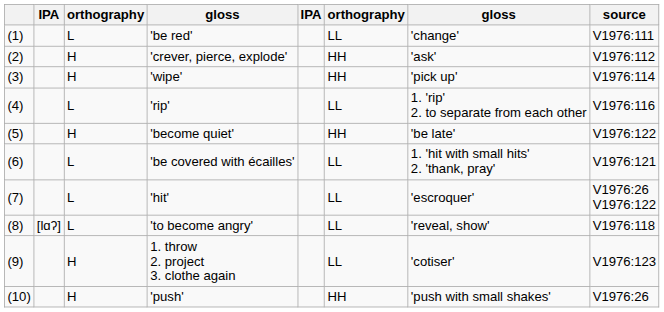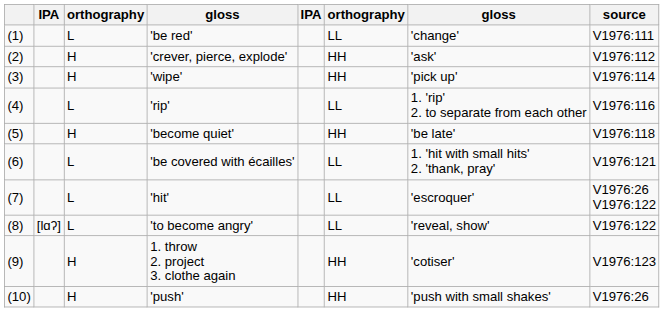(624, 133) V1976:122 -> (624, 133) V1976:118
(624, 225) V1976:118 -> (624, 225) V1976:122
(335, 261) LL -> (337, 261) HH
